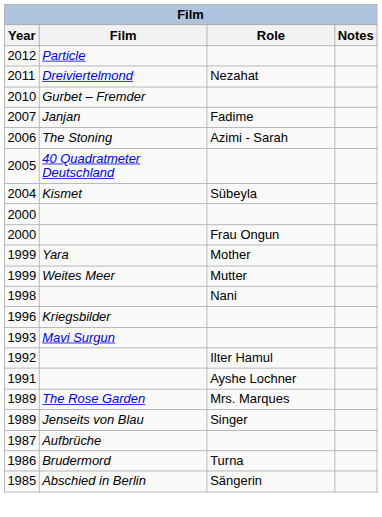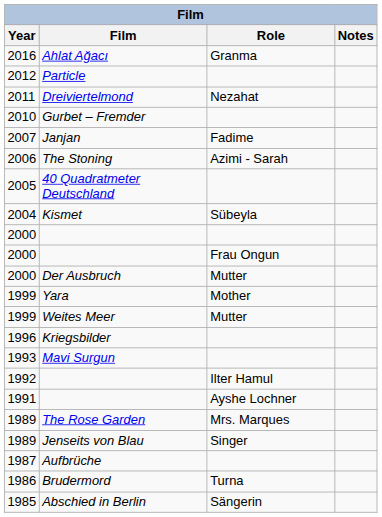+ row: (22, 55)
+ row: (22, 276)
- row: (22, 296)
